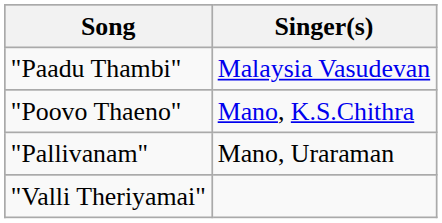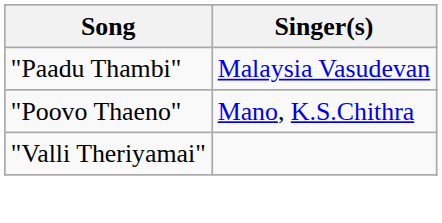- row: (79, 153)
